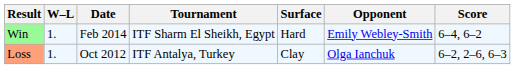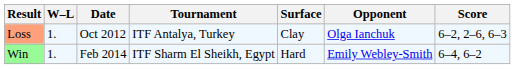rows swapped: (19, 53) <-> (18, 34)
